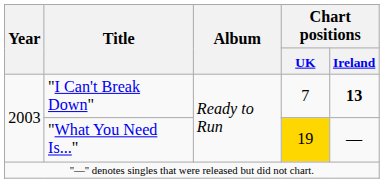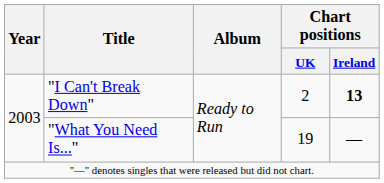(305, 95) 7 -> (305, 95) 2
(305, 139) gold background -> (305, 139) no background
